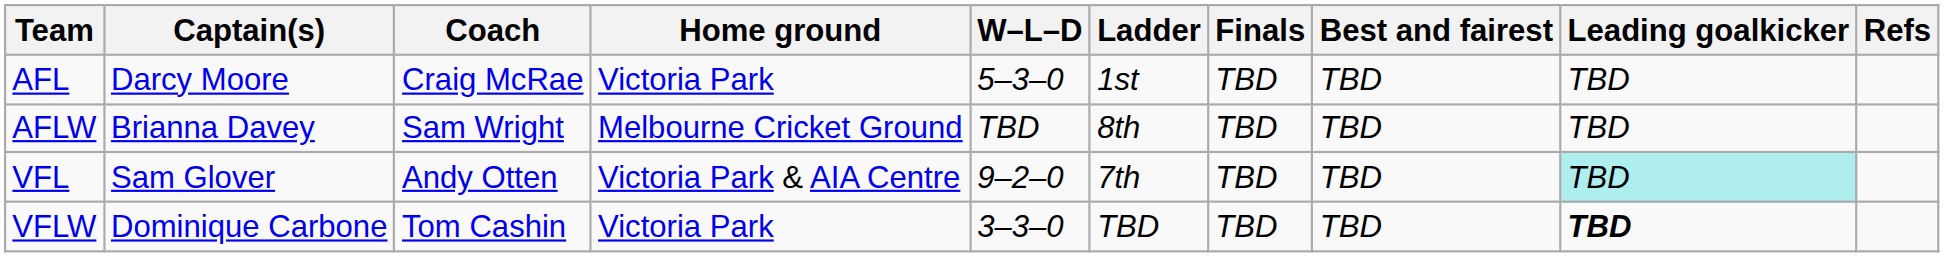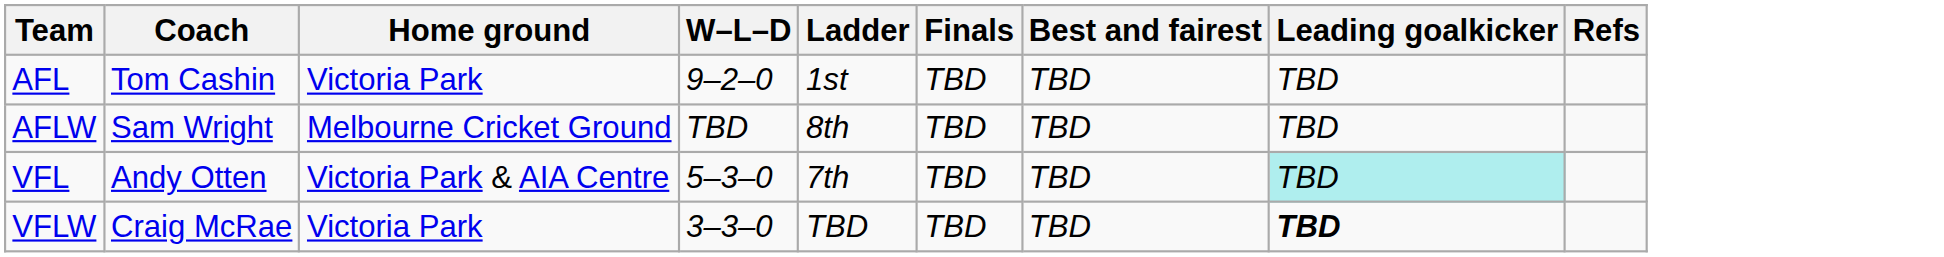- column: (249, 30)
(493, 79) Craig McRae -> (193, 79) Tom Cashin
(1020, 79) 5–3–0 -> (729, 79) 9–2–0
(1020, 177) 9–2–0 -> (729, 177) 5–3–0
(484, 227) Tom Cashin -> (202, 227) Craig McRae
